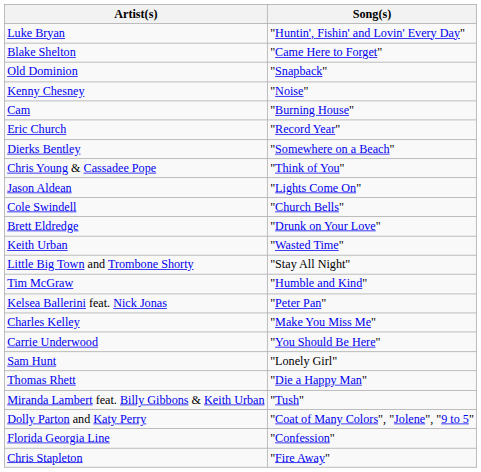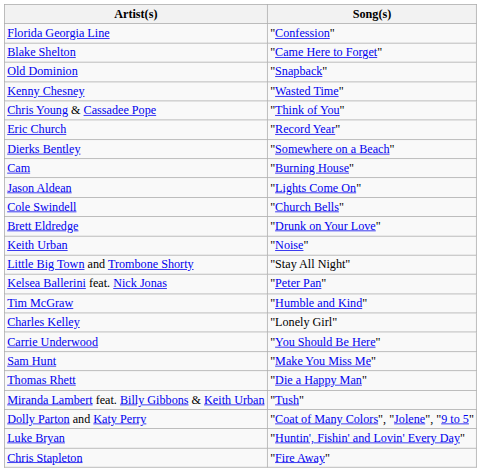rows swapped: (36, 33) <-> (58, 438)
(289, 91) "Noise" -> (307, 91) "Wasted Time"
rows swapped: (82, 168) <-> (19, 110)
(307, 245) "Wasted Time" -> (289, 245) "Noise"
rows swapped: (87, 303) <-> (40, 284)
(323, 322) "Make You Miss Me" -> (304, 322) "Lonely Girl"
(304, 361) "Lonely Girl" -> (323, 361) "Make You Miss Me"
